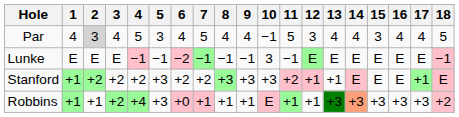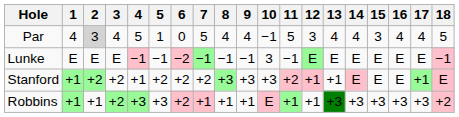(160, 36) 3 -> (160, 36) 1
(182, 36) 4 -> (182, 36) 0
(138, 79) +2 -> (138, 79) +1
(160, 79) +3 -> (160, 79) +2
(138, 101) +4 -> (138, 101) +3
(182, 101) +0 -> (182, 101) +2
(356, 101) lightsalmon background -> (356, 101) no background
